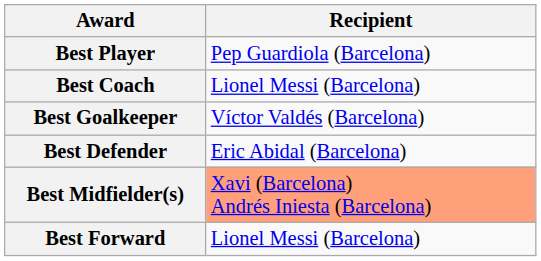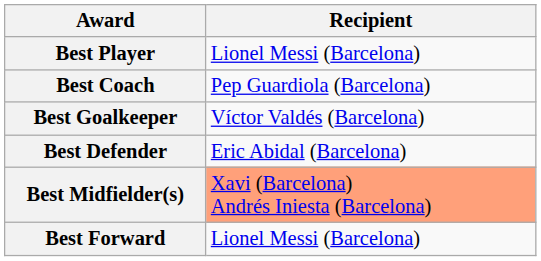(321, 53) Pep Guardiola (Barcelona) -> (315, 53) Lionel Messi (Barcelona)
(315, 85) Lionel Messi (Barcelona) -> (321, 85) Pep Guardiola (Barcelona)
